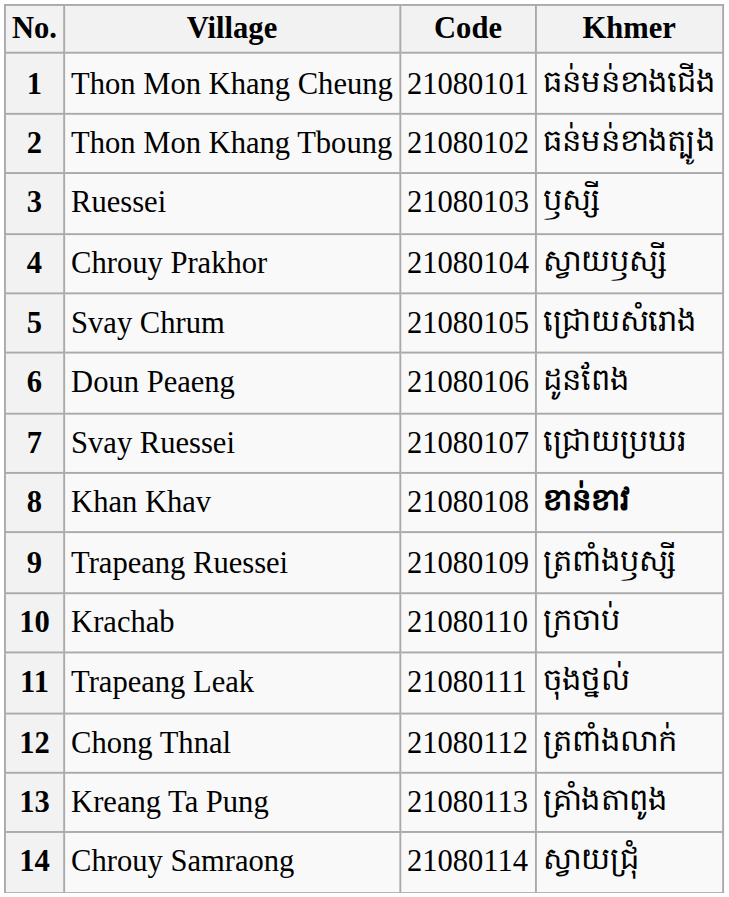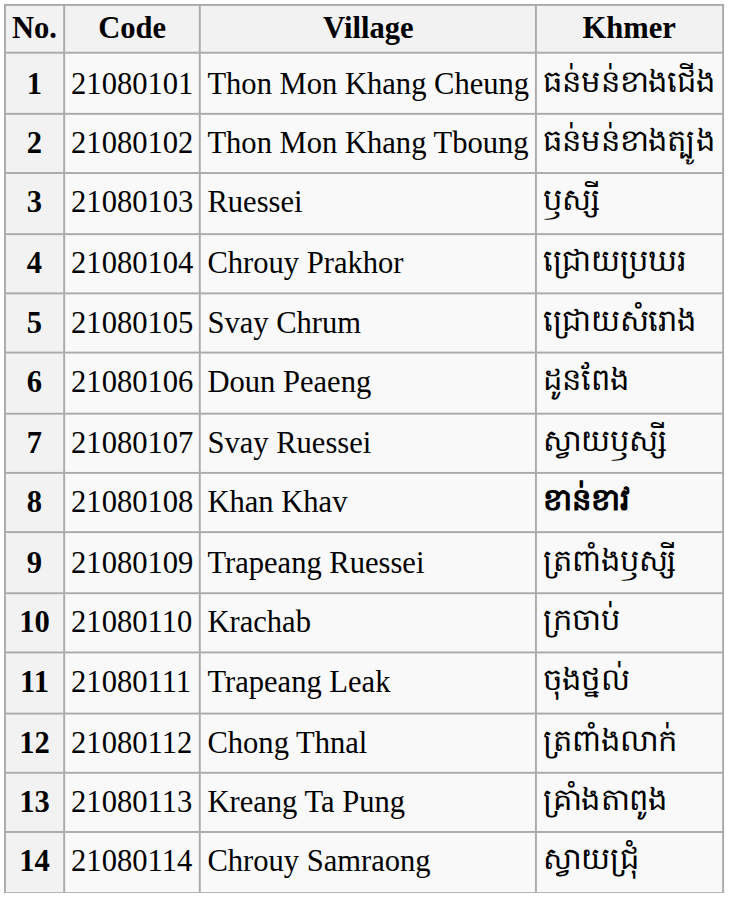columns swapped: (468, 28) <-> (232, 28)
(605, 260) ស្វាយឫស្សី -> (615, 260) ជ្រោយប្រឃរ
(615, 440) ជ្រោយប្រឃរ -> (605, 440) ស្វាយឫស្សី
